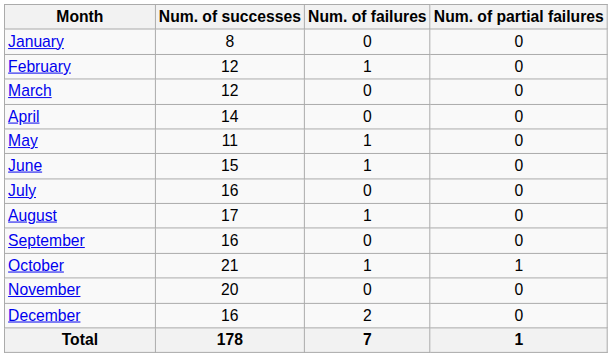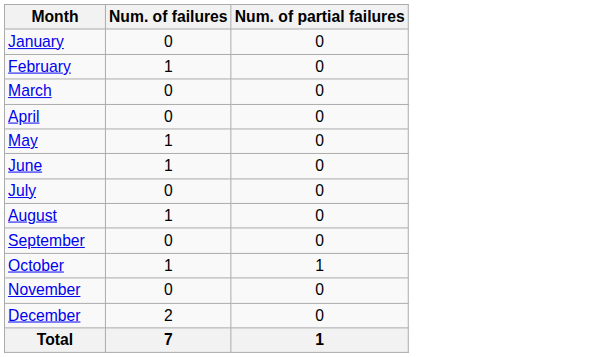- column: (230, 16)
